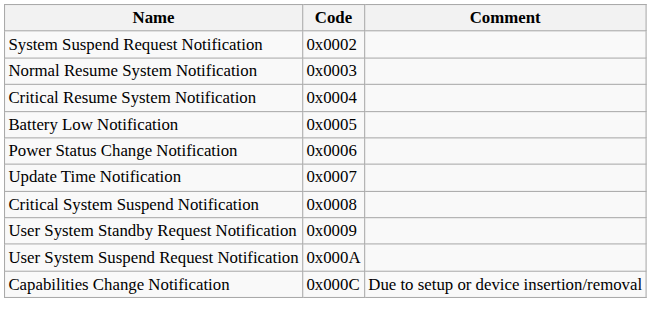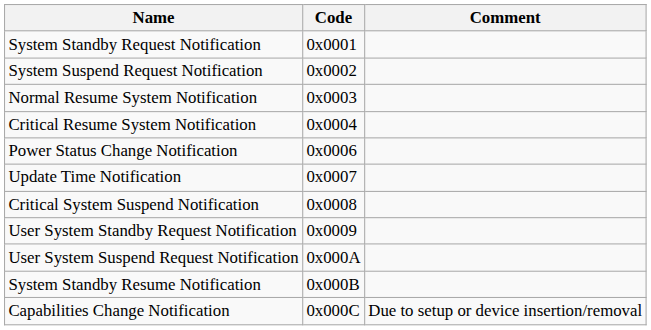+ row: (135, 44)
- row: (93, 124)
+ row: (135, 284)
